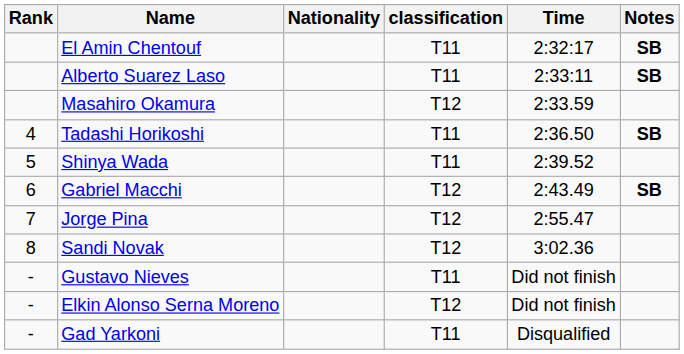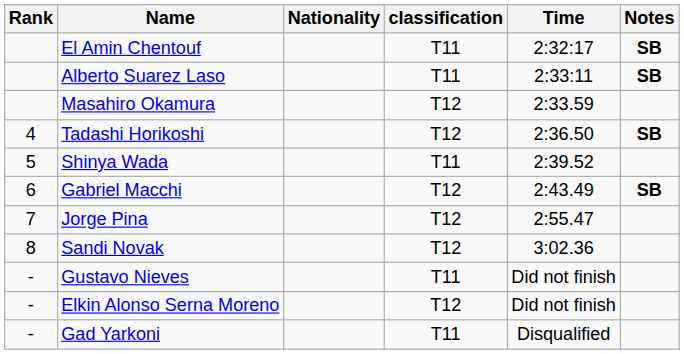(446, 133) T11 -> (446, 133) T12
